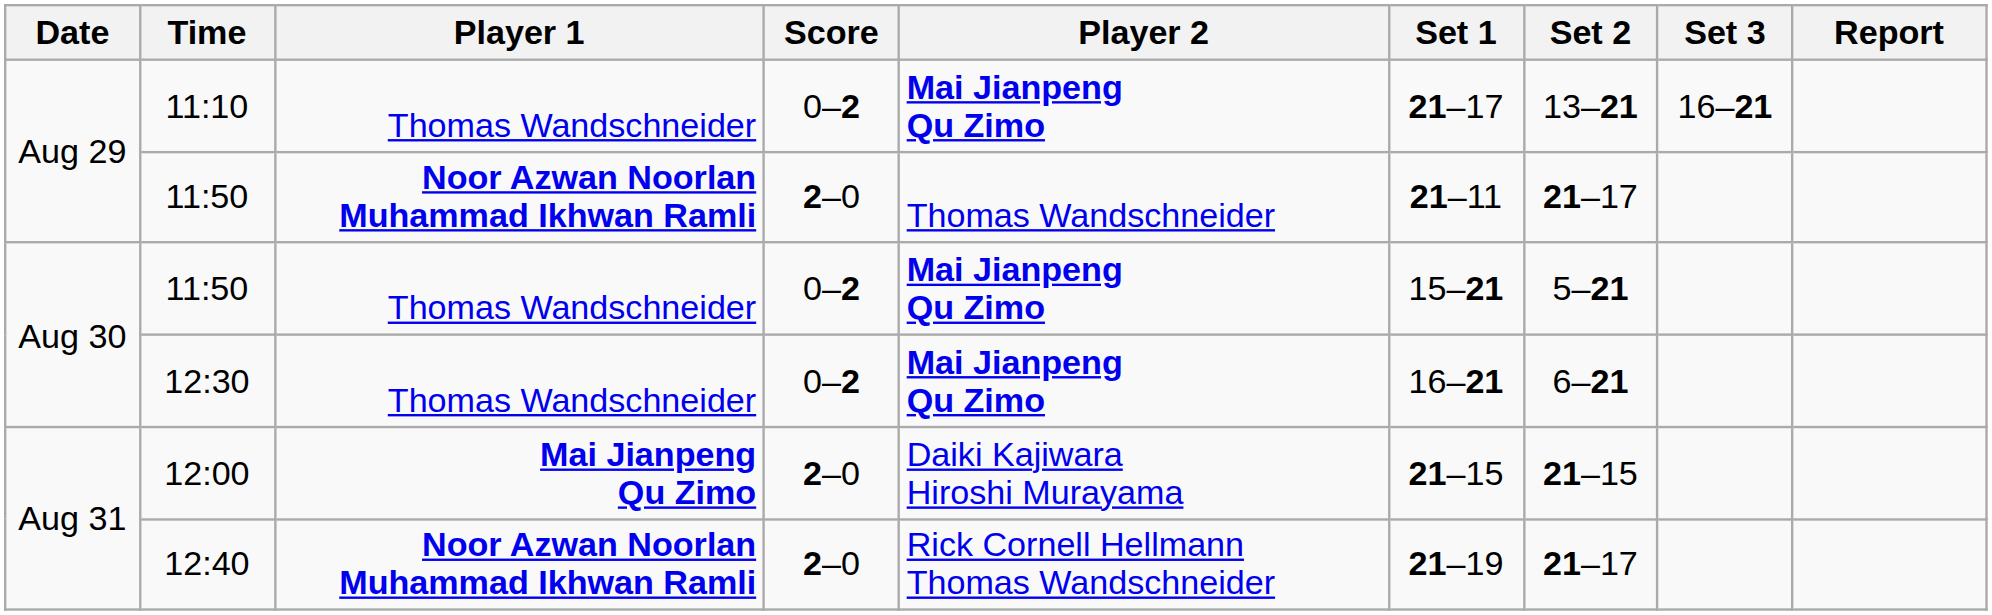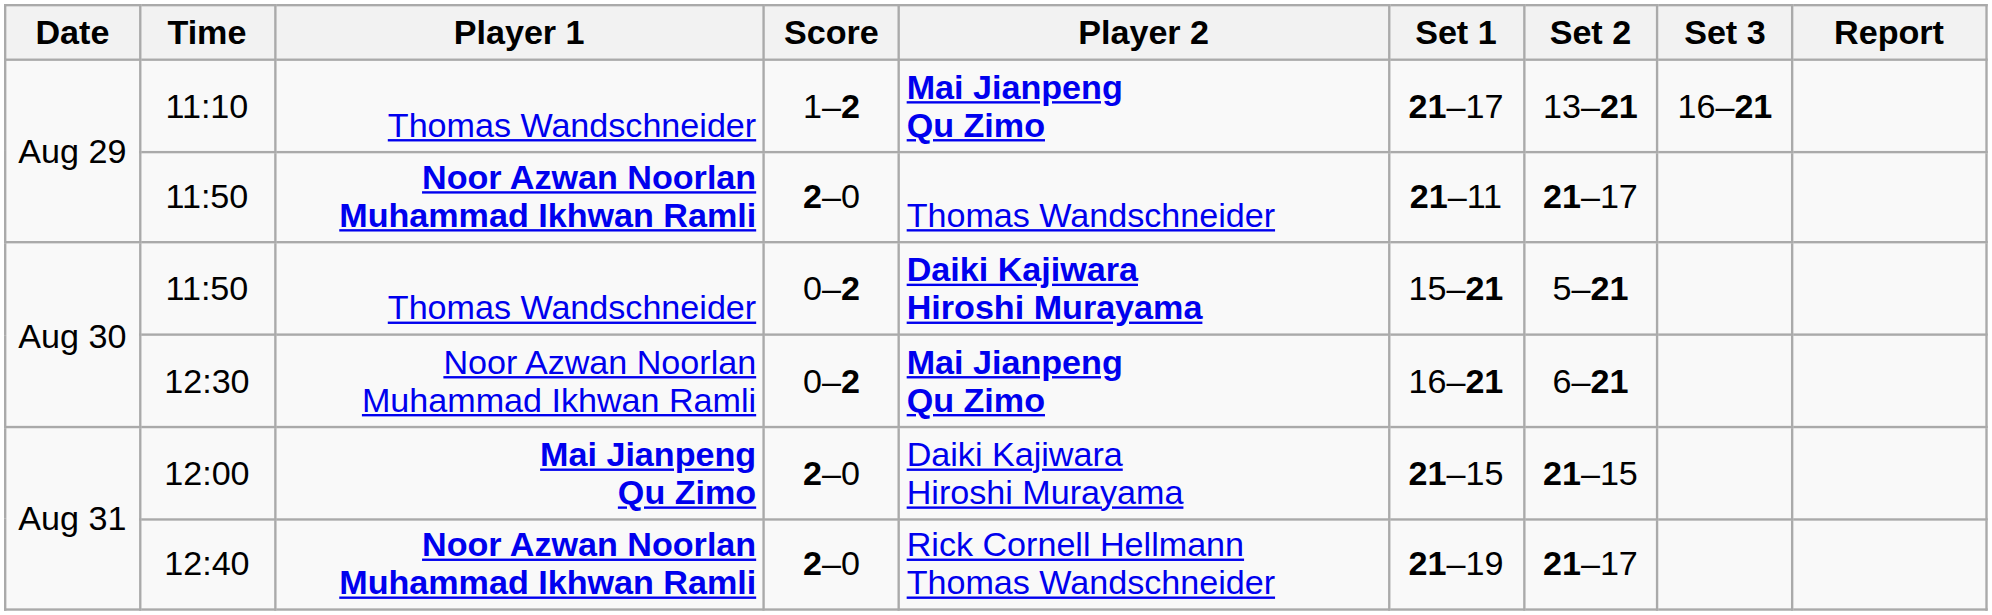(831, 105) 0–2 -> (831, 105) 1–2
(1015, 289) Mai Jianpeng Qu Zimo -> (1055, 289) Daiki Kajiwara Hiroshi Murayama
(572, 400) Thomas Wandschneider -> (559, 381) Noor Azwan Noorlan Muhammad Ikhwan Ramli
